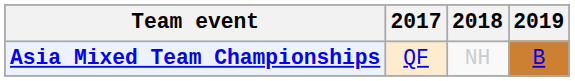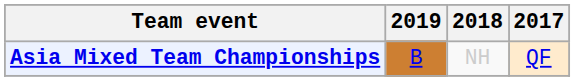columns swapped: (416, 22) <-> (539, 22)
